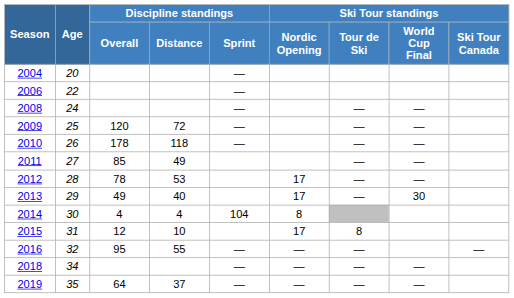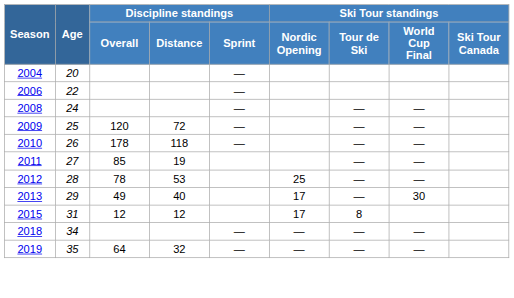(179, 161) 49 -> (179, 161) 19
(299, 179) 17 -> (299, 179) 25
- row: (30, 214)
(179, 231) 10 -> (179, 214) 12
- row: (30, 249)
(179, 284) 37 -> (179, 249) 32
